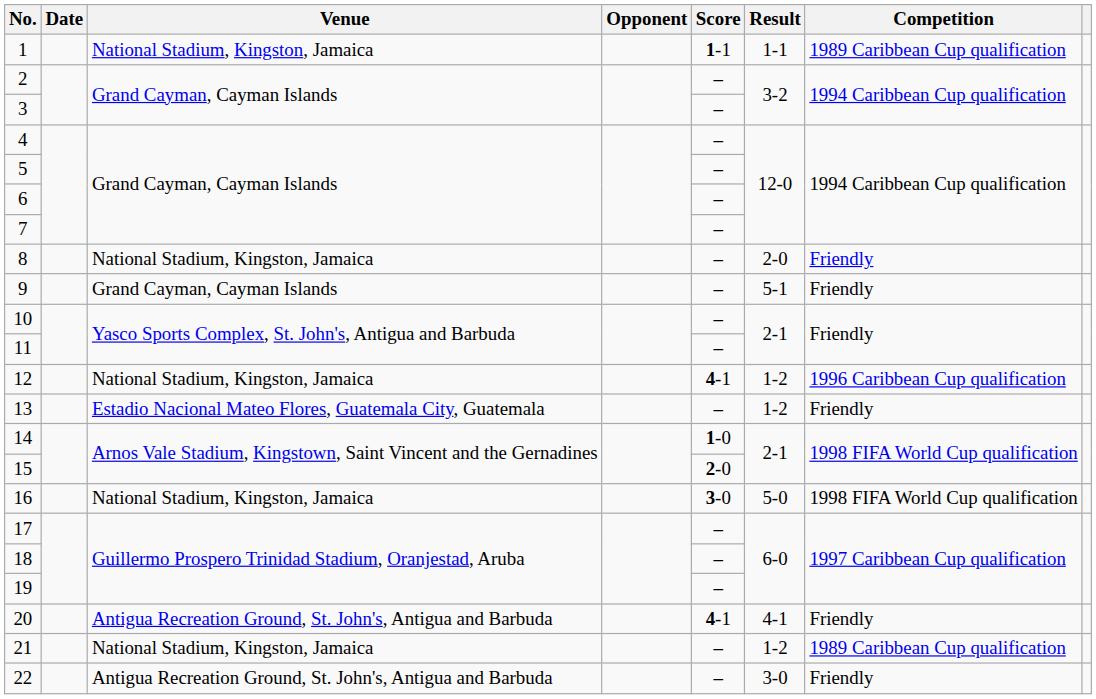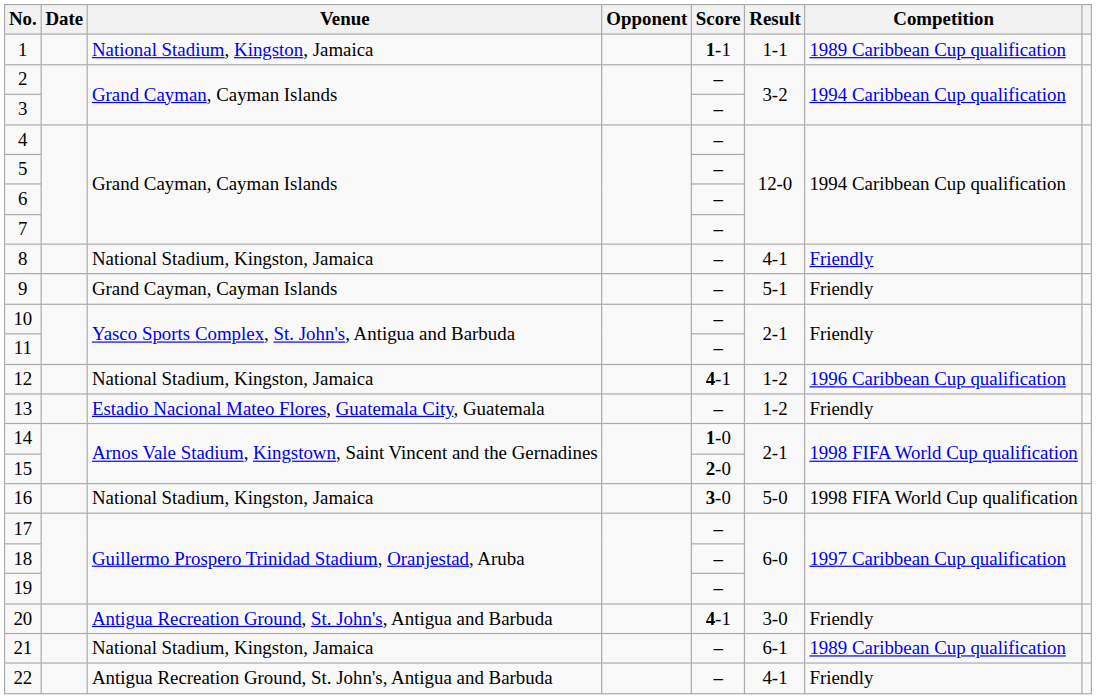(775, 259) 2-0 -> (775, 259) 4-1
(775, 618) 4-1 -> (775, 618) 3-0
(775, 648) 1-2 -> (775, 648) 6-1
(775, 678) 3-0 -> (775, 678) 4-1
